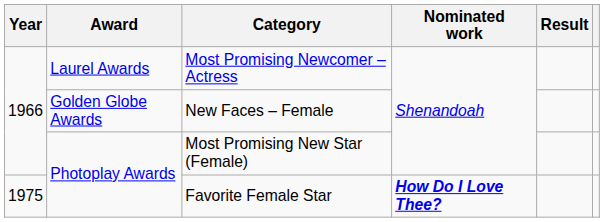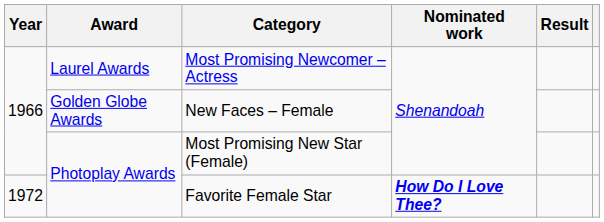(26, 195) 1975 -> (26, 195) 1972
